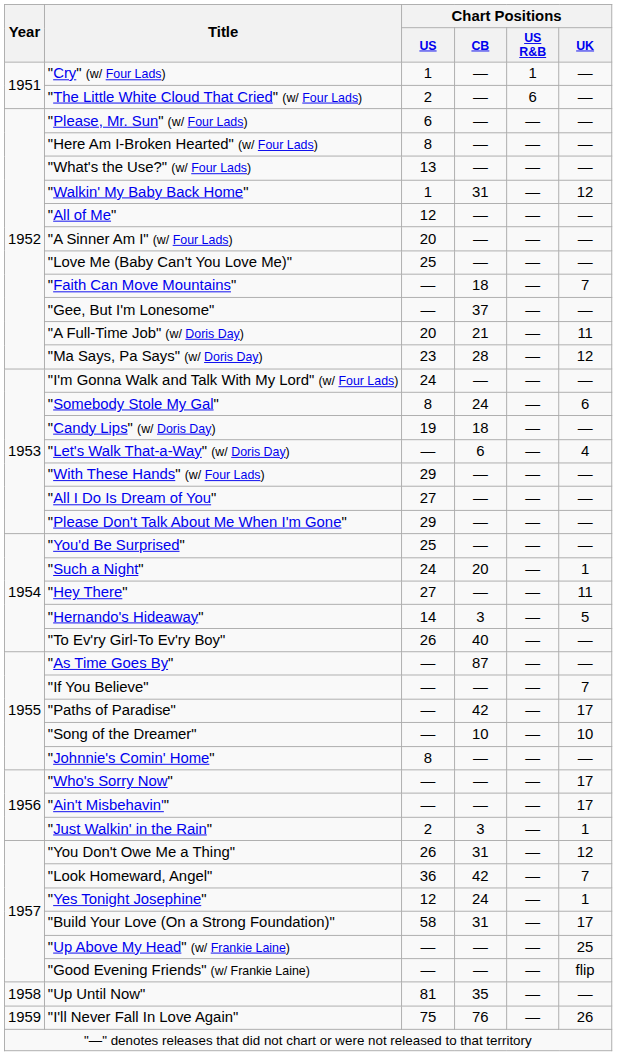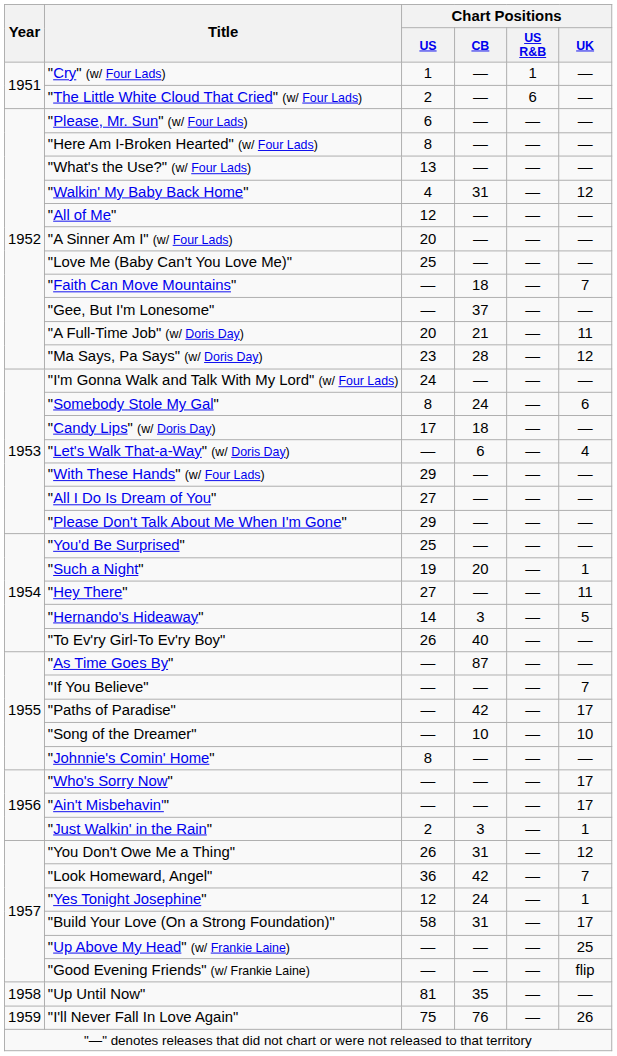(428, 191) 1 -> (428, 191) 4
(428, 427) 19 -> (428, 427) 17
(428, 569) 24 -> (428, 569) 19
